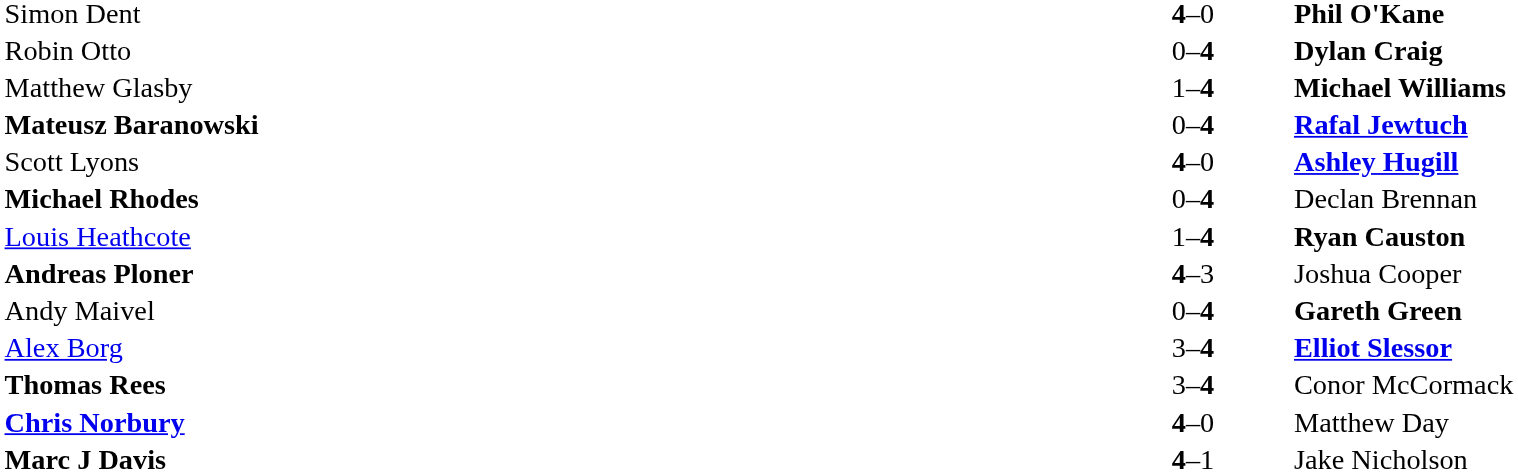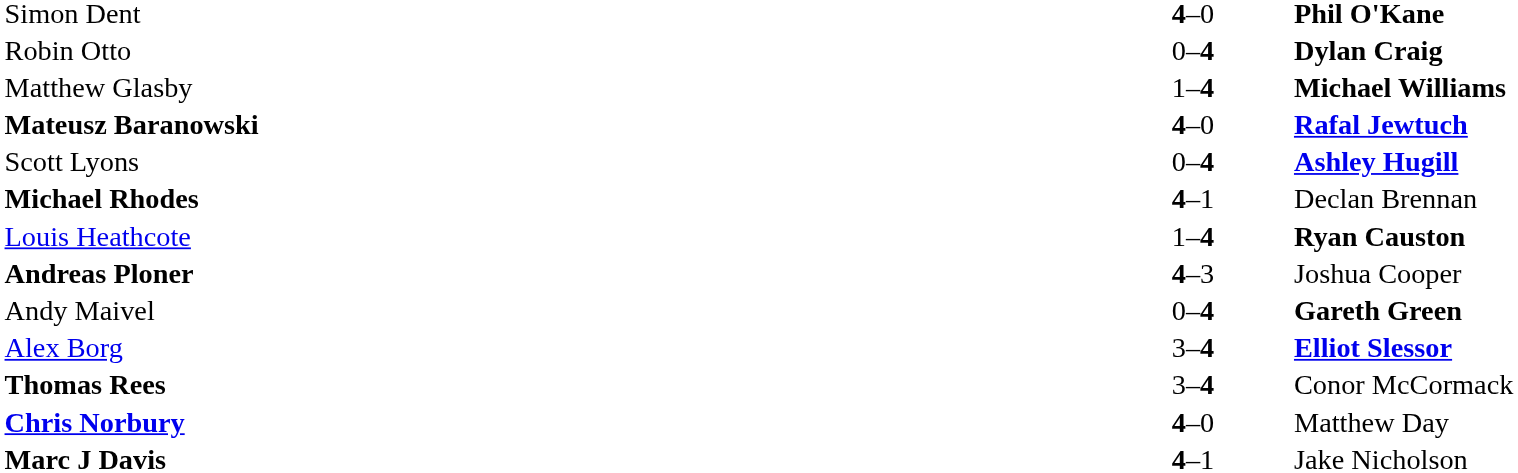(1193, 124) 0–4 -> (1193, 124) 4–0
(1193, 162) 4–0 -> (1193, 162) 0–4
(1193, 199) 0–4 -> (1193, 199) 4–1
